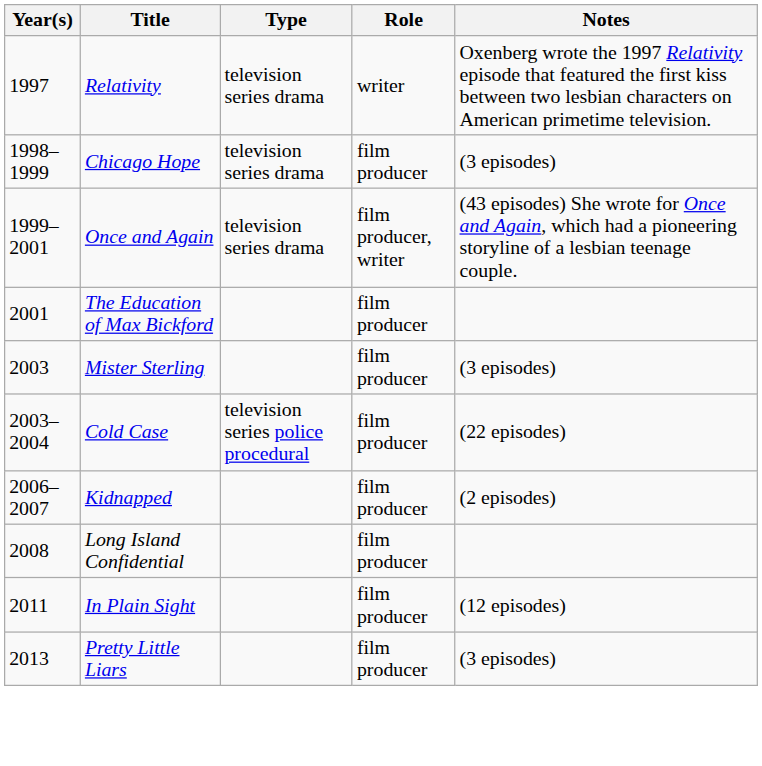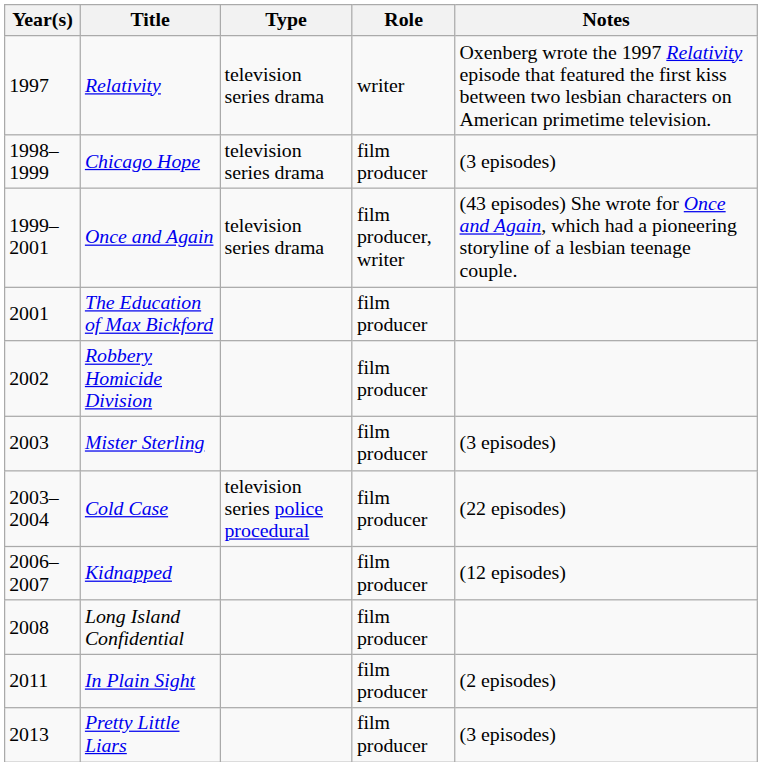+ row: (123, 378)
(508, 497) (2 episodes) -> (513, 573) (12 episodes)
(513, 604) (12 episodes) -> (508, 680) (2 episodes)
